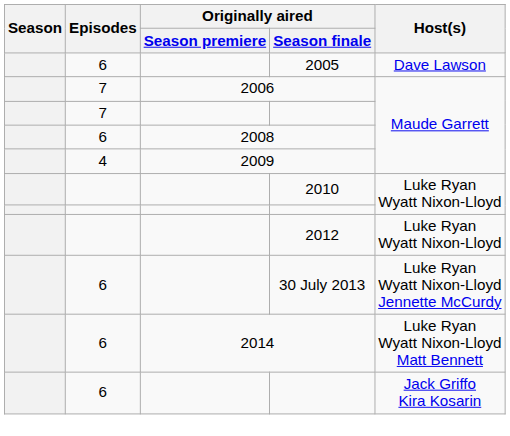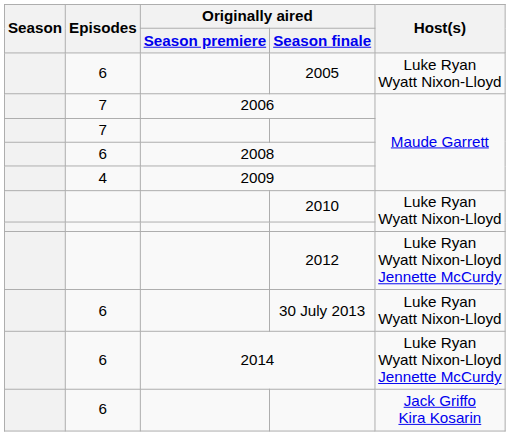(440, 64) Dave Lawson -> (440, 73) Luke Ryan Wyatt Nixon-Lloyd
(440, 235) Luke Ryan Wyatt Nixon-Lloyd -> (440, 260) Luke Ryan Wyatt Nixon-Lloyd Jennette McCurdy
(440, 284) Luke Ryan Wyatt Nixon-Lloyd Jennette McCurdy -> (440, 310) Luke Ryan Wyatt Nixon-Lloyd
(440, 343) Luke Ryan Wyatt Nixon-Lloyd Matt Bennett -> (440, 360) Luke Ryan Wyatt Nixon-Lloyd Jennette McCurdy
